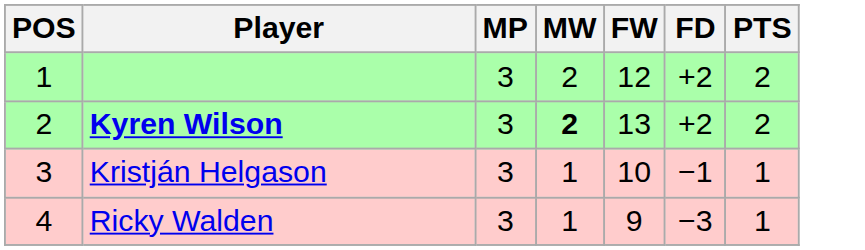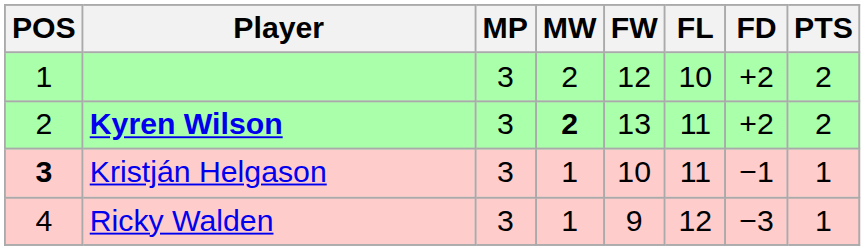+ column: (695, 28)
(44, 172) normal -> (44, 172) bold
